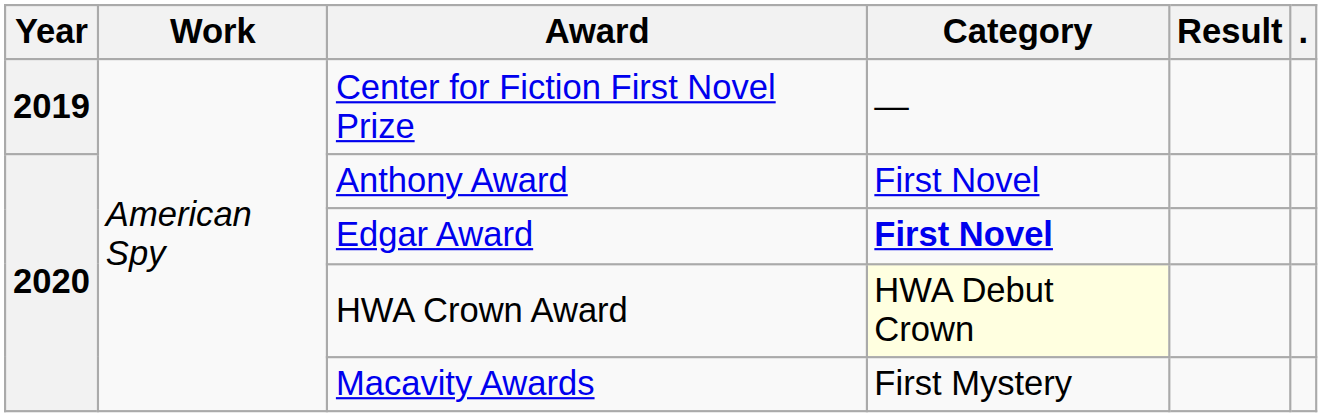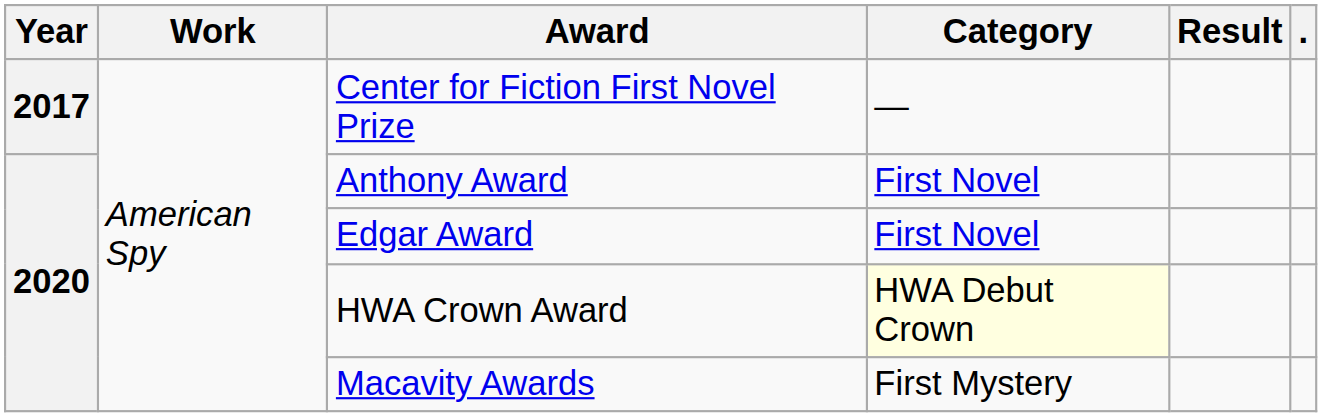(51, 106) 2019 -> (51, 106) 2017
(964, 235) bold -> (957, 235) normal
